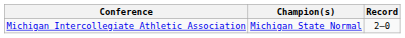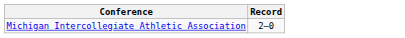- column: (306, 12)
